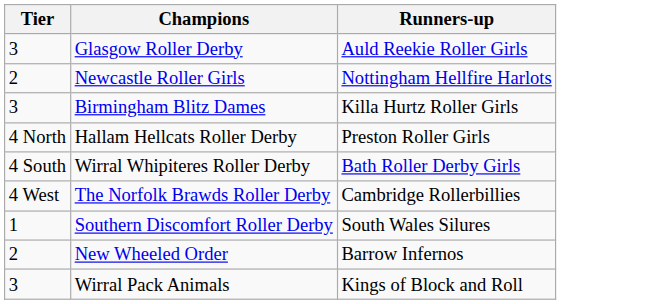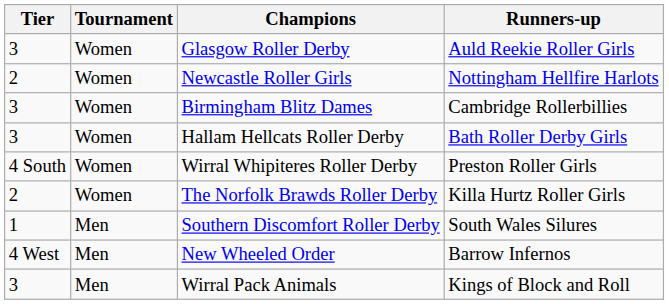+ column: (124, 19)
(430, 107) Killa Hurtz Roller Girls -> (538, 107) Cambridge Rollerbillies
(37, 136) 4 North -> (13, 136) 3
(416, 136) Preston Roller Girls -> (538, 136) Bath Roller Derby Girls
(431, 166) Bath Roller Derby Girls -> (523, 166) Preston Roller Girls
(34, 195) 4 West -> (13, 195) 2
(431, 195) Cambridge Rollerbillies -> (537, 195) Killa Hurtz Roller Girls
(13, 254) 2 -> (34, 254) 4 West
